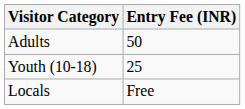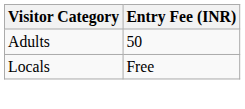- row: (52, 66)
